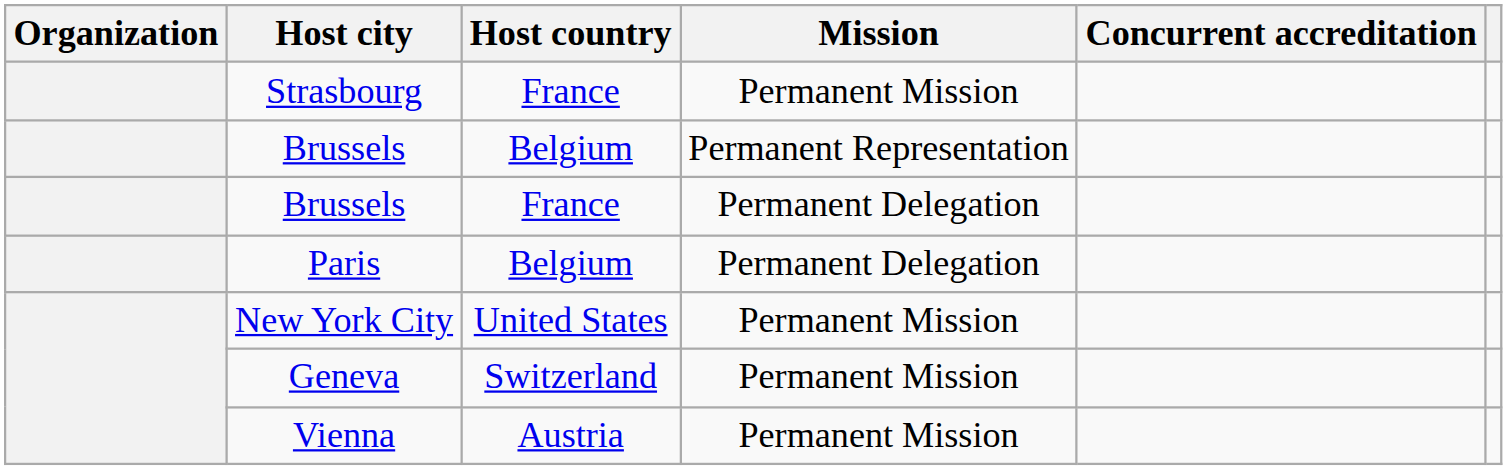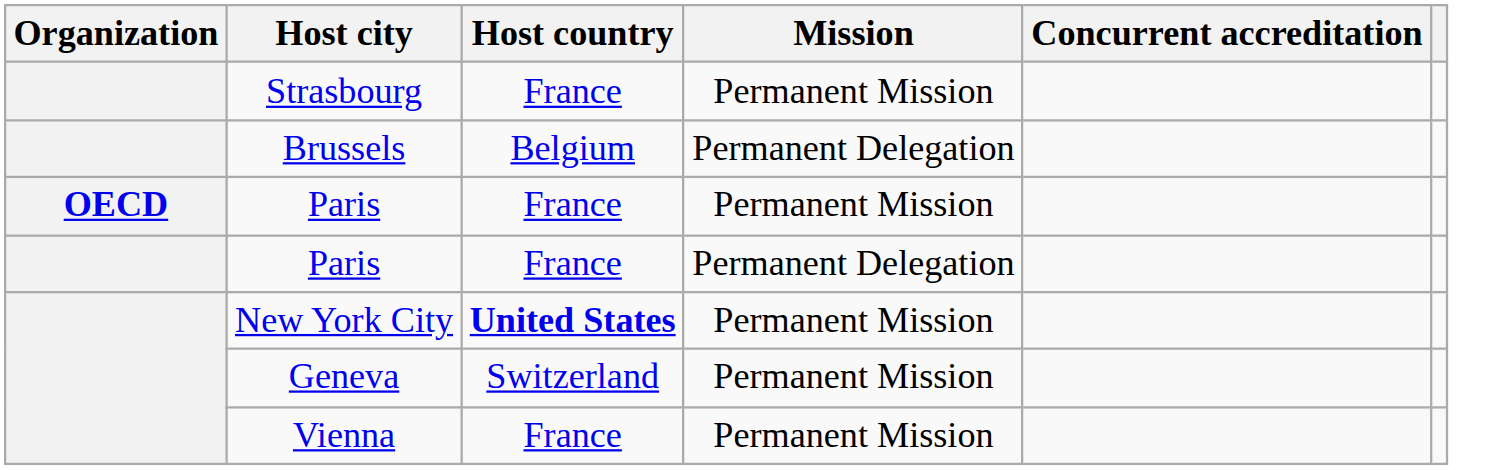- row: (344, 147)
(571, 205) France -> (573, 147) Belgium
+ row: (344, 205)
(571, 262) Belgium -> (573, 262) France
(571, 319) normal -> (573, 319) bold
(571, 434) Austria -> (573, 434) France
